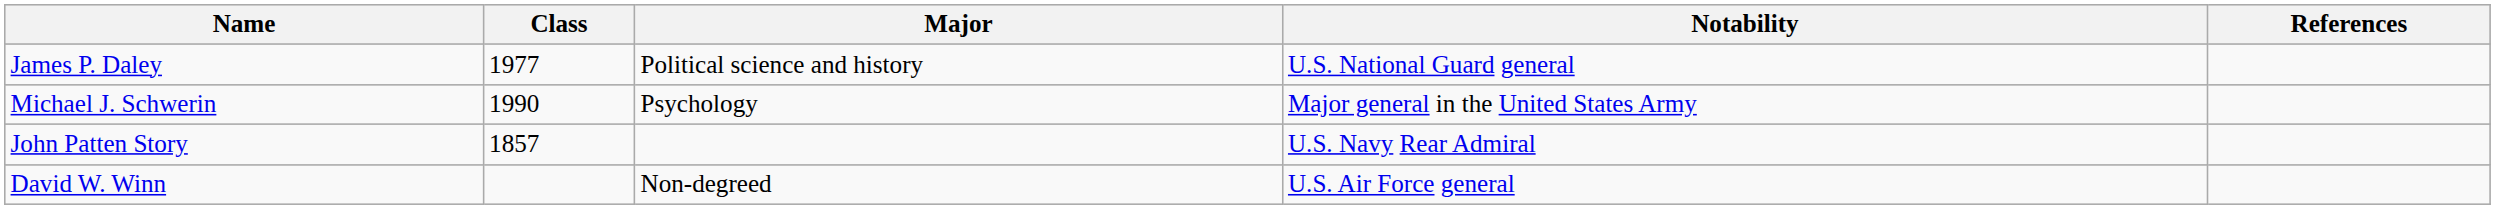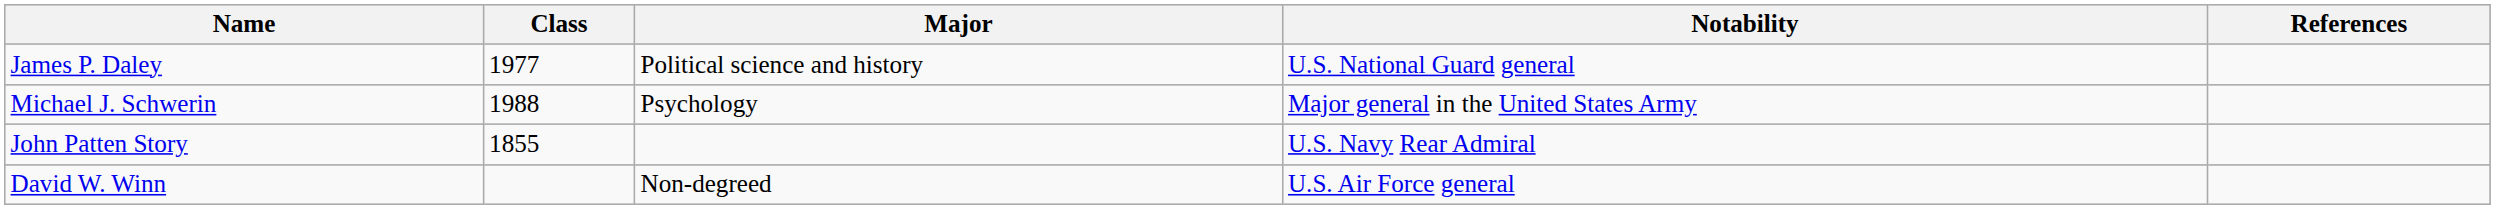(514, 104) 1990 -> (514, 104) 1988
(514, 143) 1857 -> (514, 143) 1855
